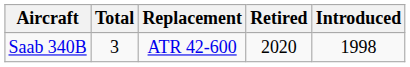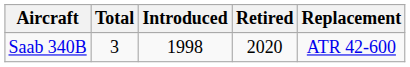columns swapped: (358, 18) <-> (192, 18)
